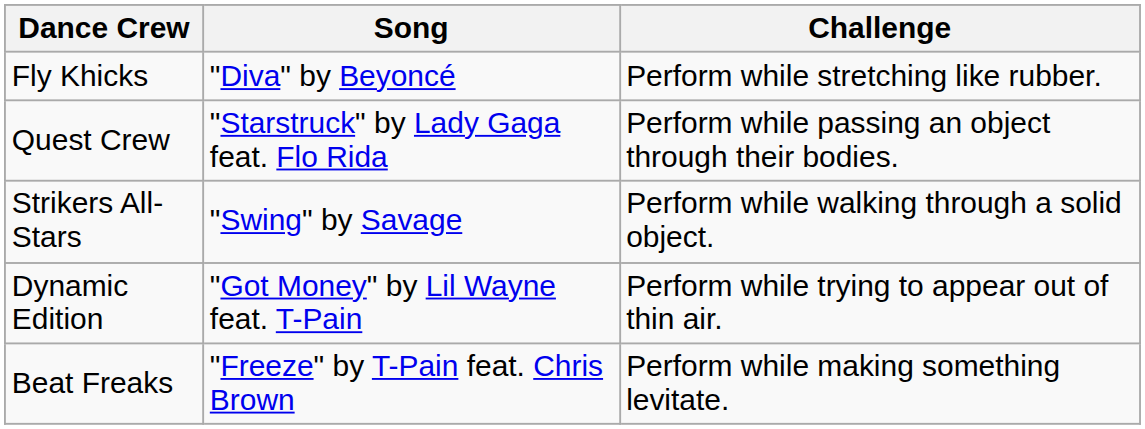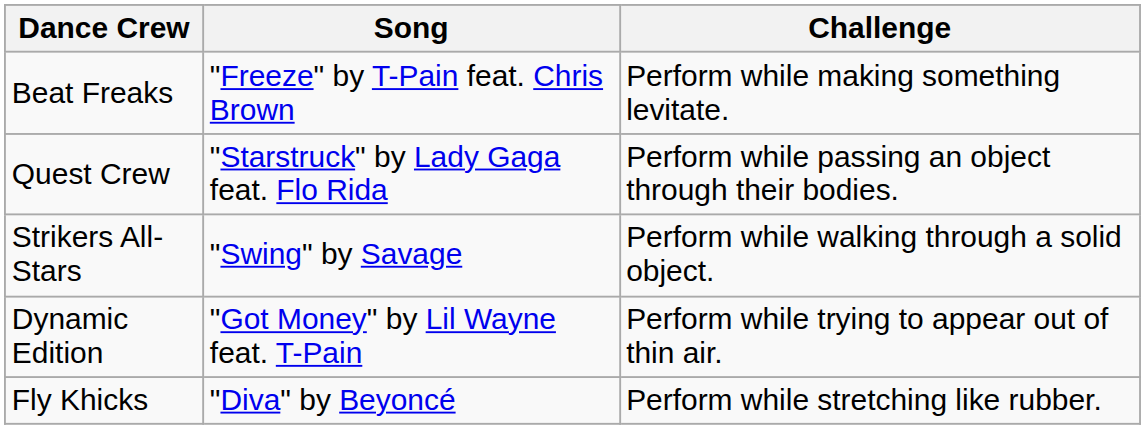rows swapped: (92, 383) <-> (80, 75)
